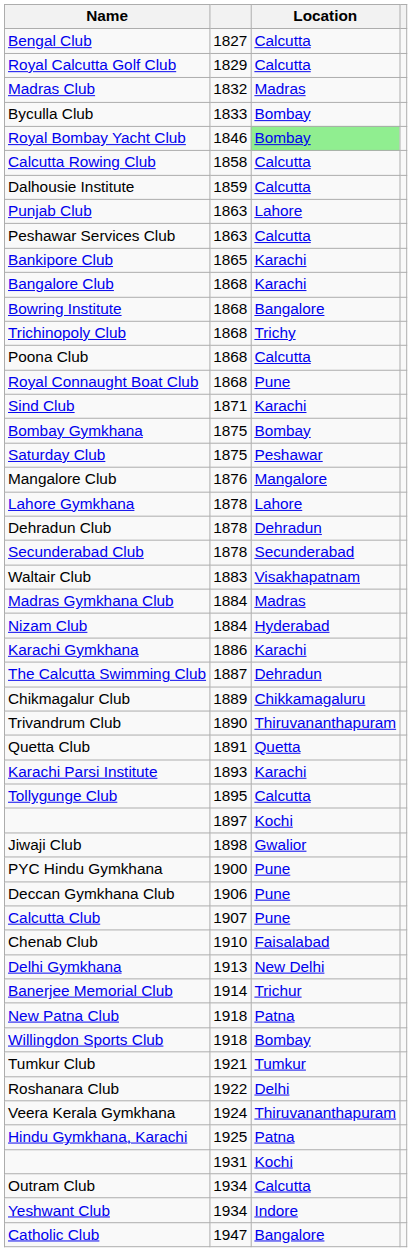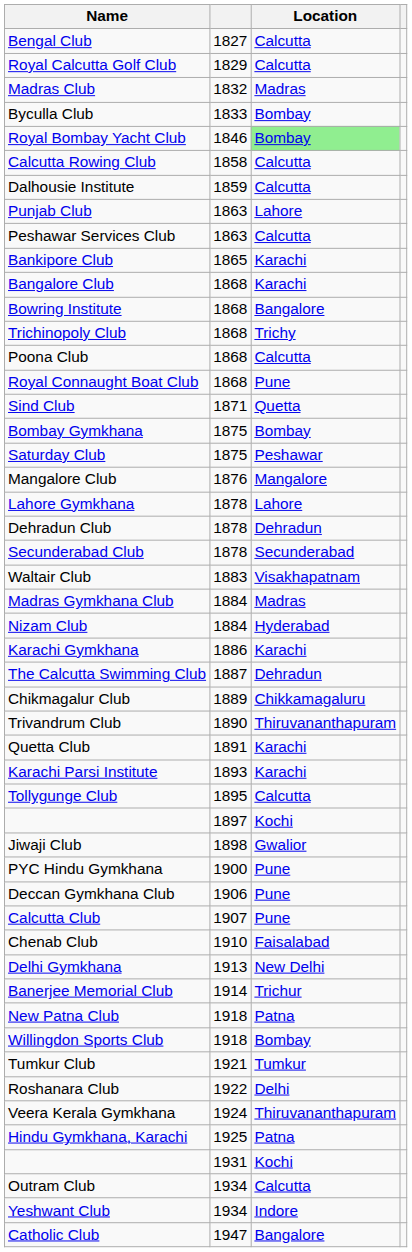(280, 406) Karachi -> (277, 406) Quetta
(277, 747) Quetta -> (280, 747) Karachi
